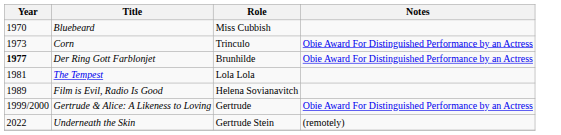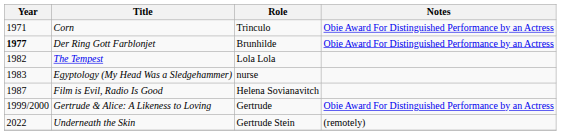- row: (74, 28)
(17, 43) 1973 -> (17, 28) 1971
(17, 75) 1981 -> (17, 59) 1982
+ row: (143, 75)
(17, 91) 1989 -> (17, 91) 1987
